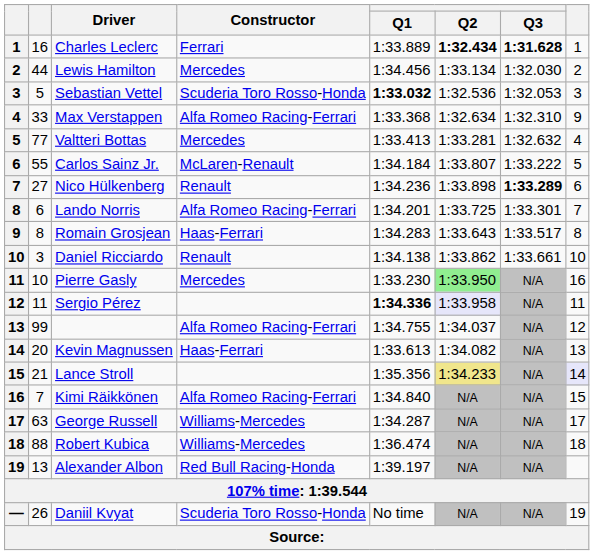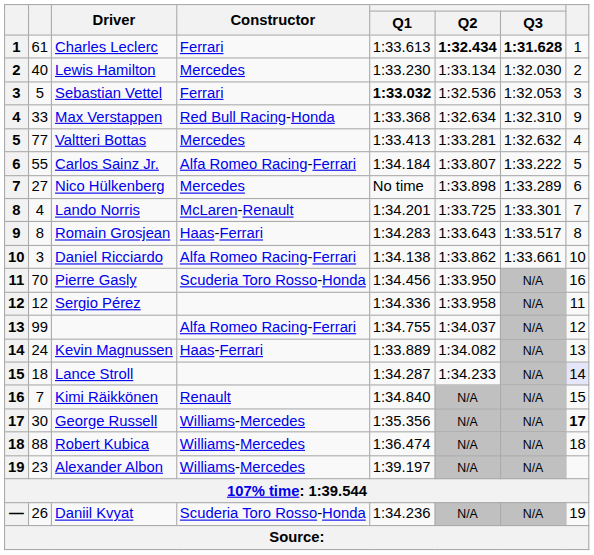(40, 46) 16 -> (40, 46) 61
(402, 46) 1:33.889 -> (402, 46) 1:33.613
(40, 70) 44 -> (40, 70) 40
(402, 70) 1:34.456 -> (402, 70) 1:33.230
(273, 93) Scuderia Toro Rosso-Honda -> (202, 93) Ferrari
(268, 116) Alfa Romeo Racing-Ferrari -> (257, 116) Red Bull Racing-Honda
(237, 163) McLaren-Renault -> (268, 163) Alfa Romeo Racing-Ferrari
(205, 186) Renault -> (212, 186) Mercedes
(402, 186) 1:34.236 -> (398, 186) No time
(533, 186) bold -> (533, 186) normal
(40, 210) 6 -> (40, 210) 4
(268, 210) Alfa Romeo Racing-Ferrari -> (237, 210) McLaren-Renault
(205, 257) Renault -> (268, 257) Alfa Romeo Racing-Ferrari
(40, 280) 10 -> (40, 280) 70
(212, 280) Mercedes -> (273, 280) Scuderia Toro Rosso-Honda
(402, 280) 1:33.230 -> (402, 280) 1:34.456
(467, 280) lightgreen background -> (467, 280) no background
(40, 303) 11 -> (40, 303) 12
(402, 303) bold -> (402, 303) normal
(467, 303) lavender background -> (467, 303) no background
(40, 350) 20 -> (40, 350) 24
(402, 350) 1:33.613 -> (402, 350) 1:33.889
(40, 373) 21 -> (40, 373) 18
(402, 373) 1:35.356 -> (402, 373) 1:34.287
(467, 373) khaki background -> (467, 373) no background
(268, 397) Alfa Romeo Racing-Ferrari -> (205, 397) Renault
(40, 420) 63 -> (40, 420) 30
(402, 420) 1:34.287 -> (402, 420) 1:35.356
(578, 420) normal -> (578, 420) bold
(40, 467) 13 -> (40, 467) 23
(257, 467) Red Bull Racing-Honda -> (242, 467) Williams-Mercedes
(398, 514) No time -> (402, 514) 1:34.236
